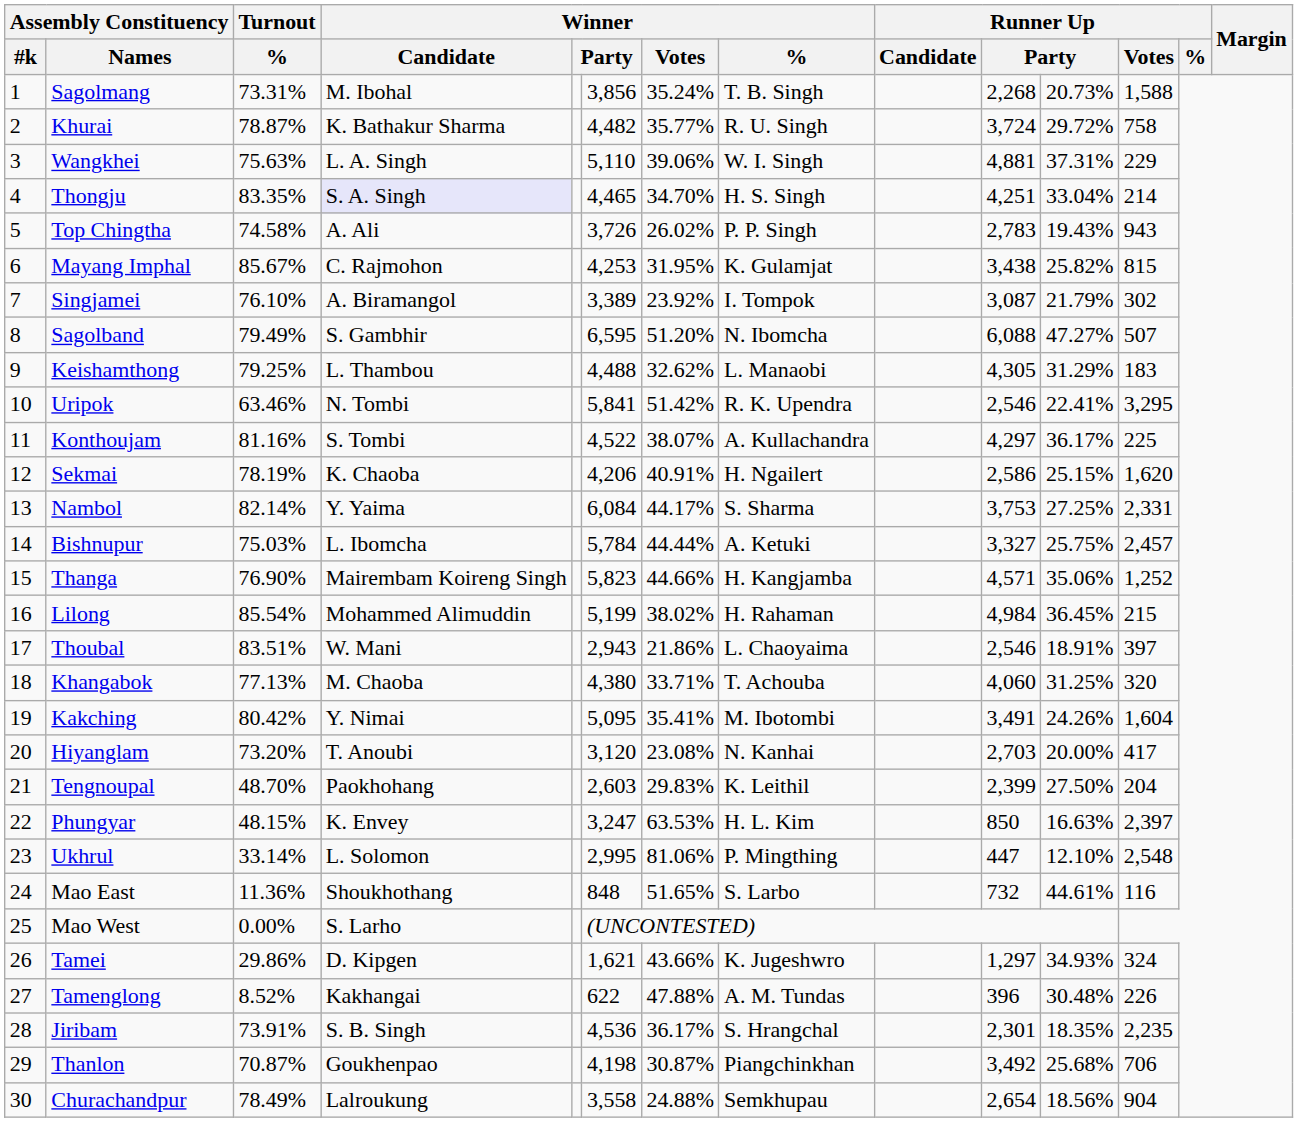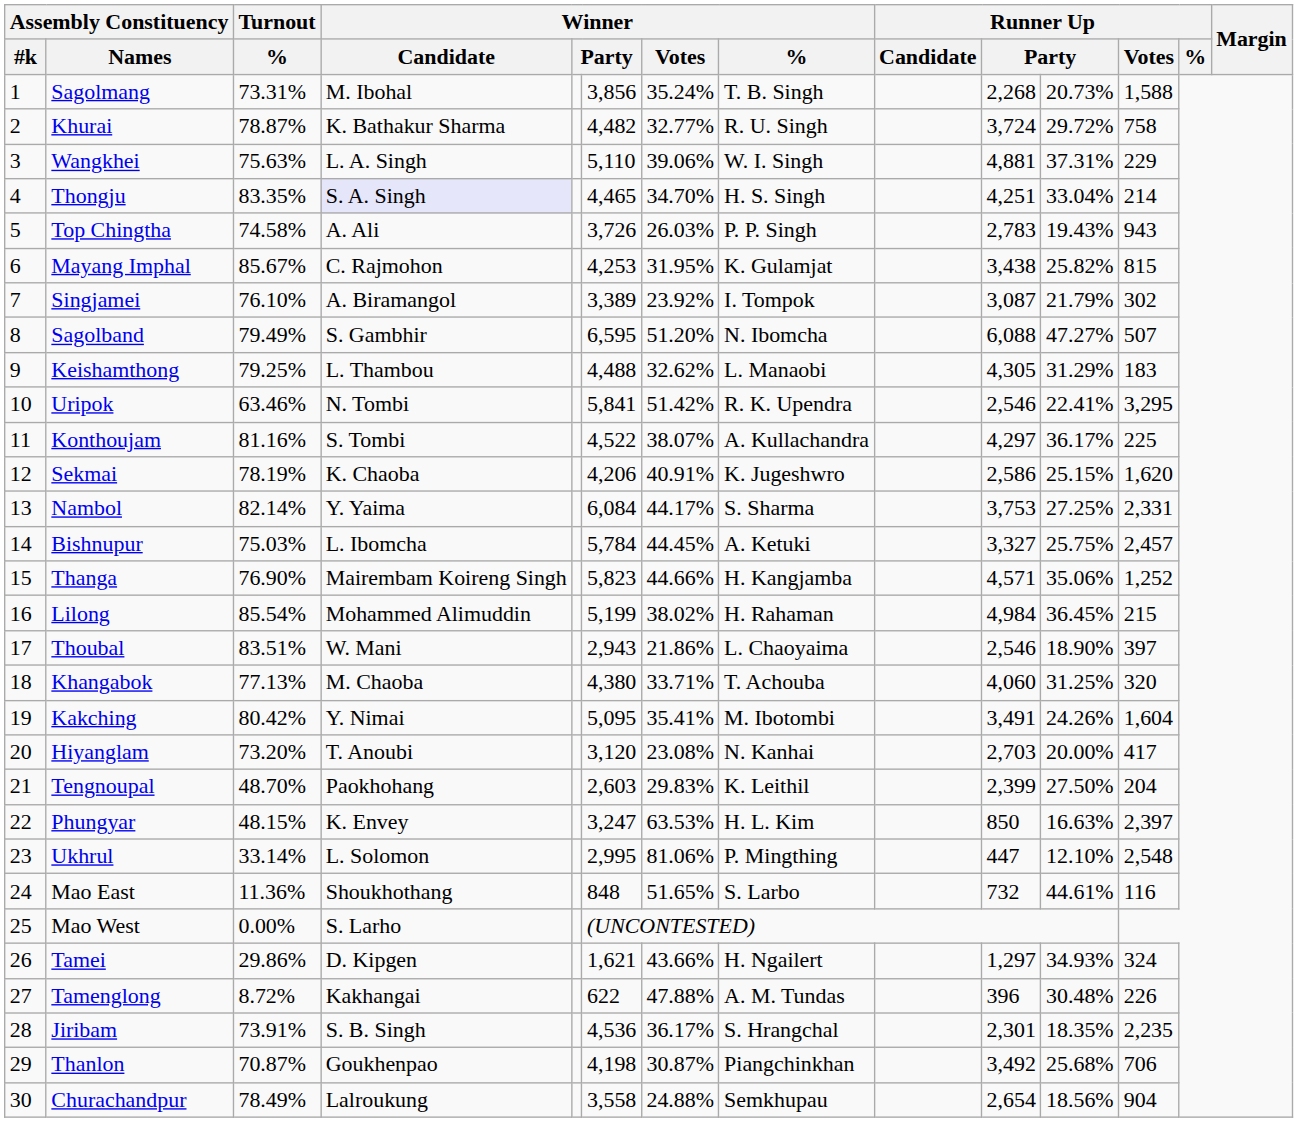(680, 126) 35.77% -> (680, 126) 32.77%
(680, 230) 26.02% -> (680, 230) 26.03%
(773, 473) H. Ngailert -> (784, 473) K. Jugeshwro
(680, 543) 44.44% -> (680, 543) 44.45%
(1080, 647) 18.91% -> (1080, 647) 18.90%
(784, 960) K. Jugeshwro -> (773, 960) H. Ngailert
(267, 995) 8.52% -> (267, 995) 8.72%
